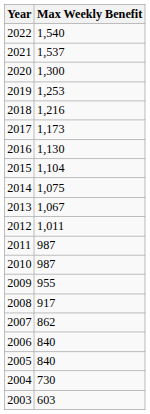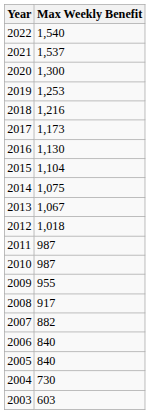(51, 226) 1,011 -> (51, 226) 1,018
(46, 322) 862 -> (46, 322) 882
